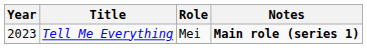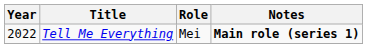(22, 34) 2023 -> (22, 34) 2022
